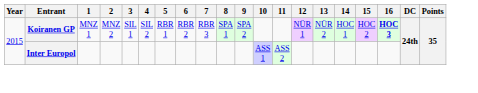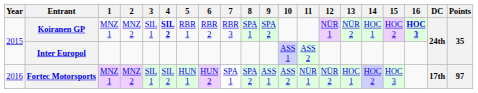(147, 29) normal -> (168, 29) bold
+ row: (61, 76)
